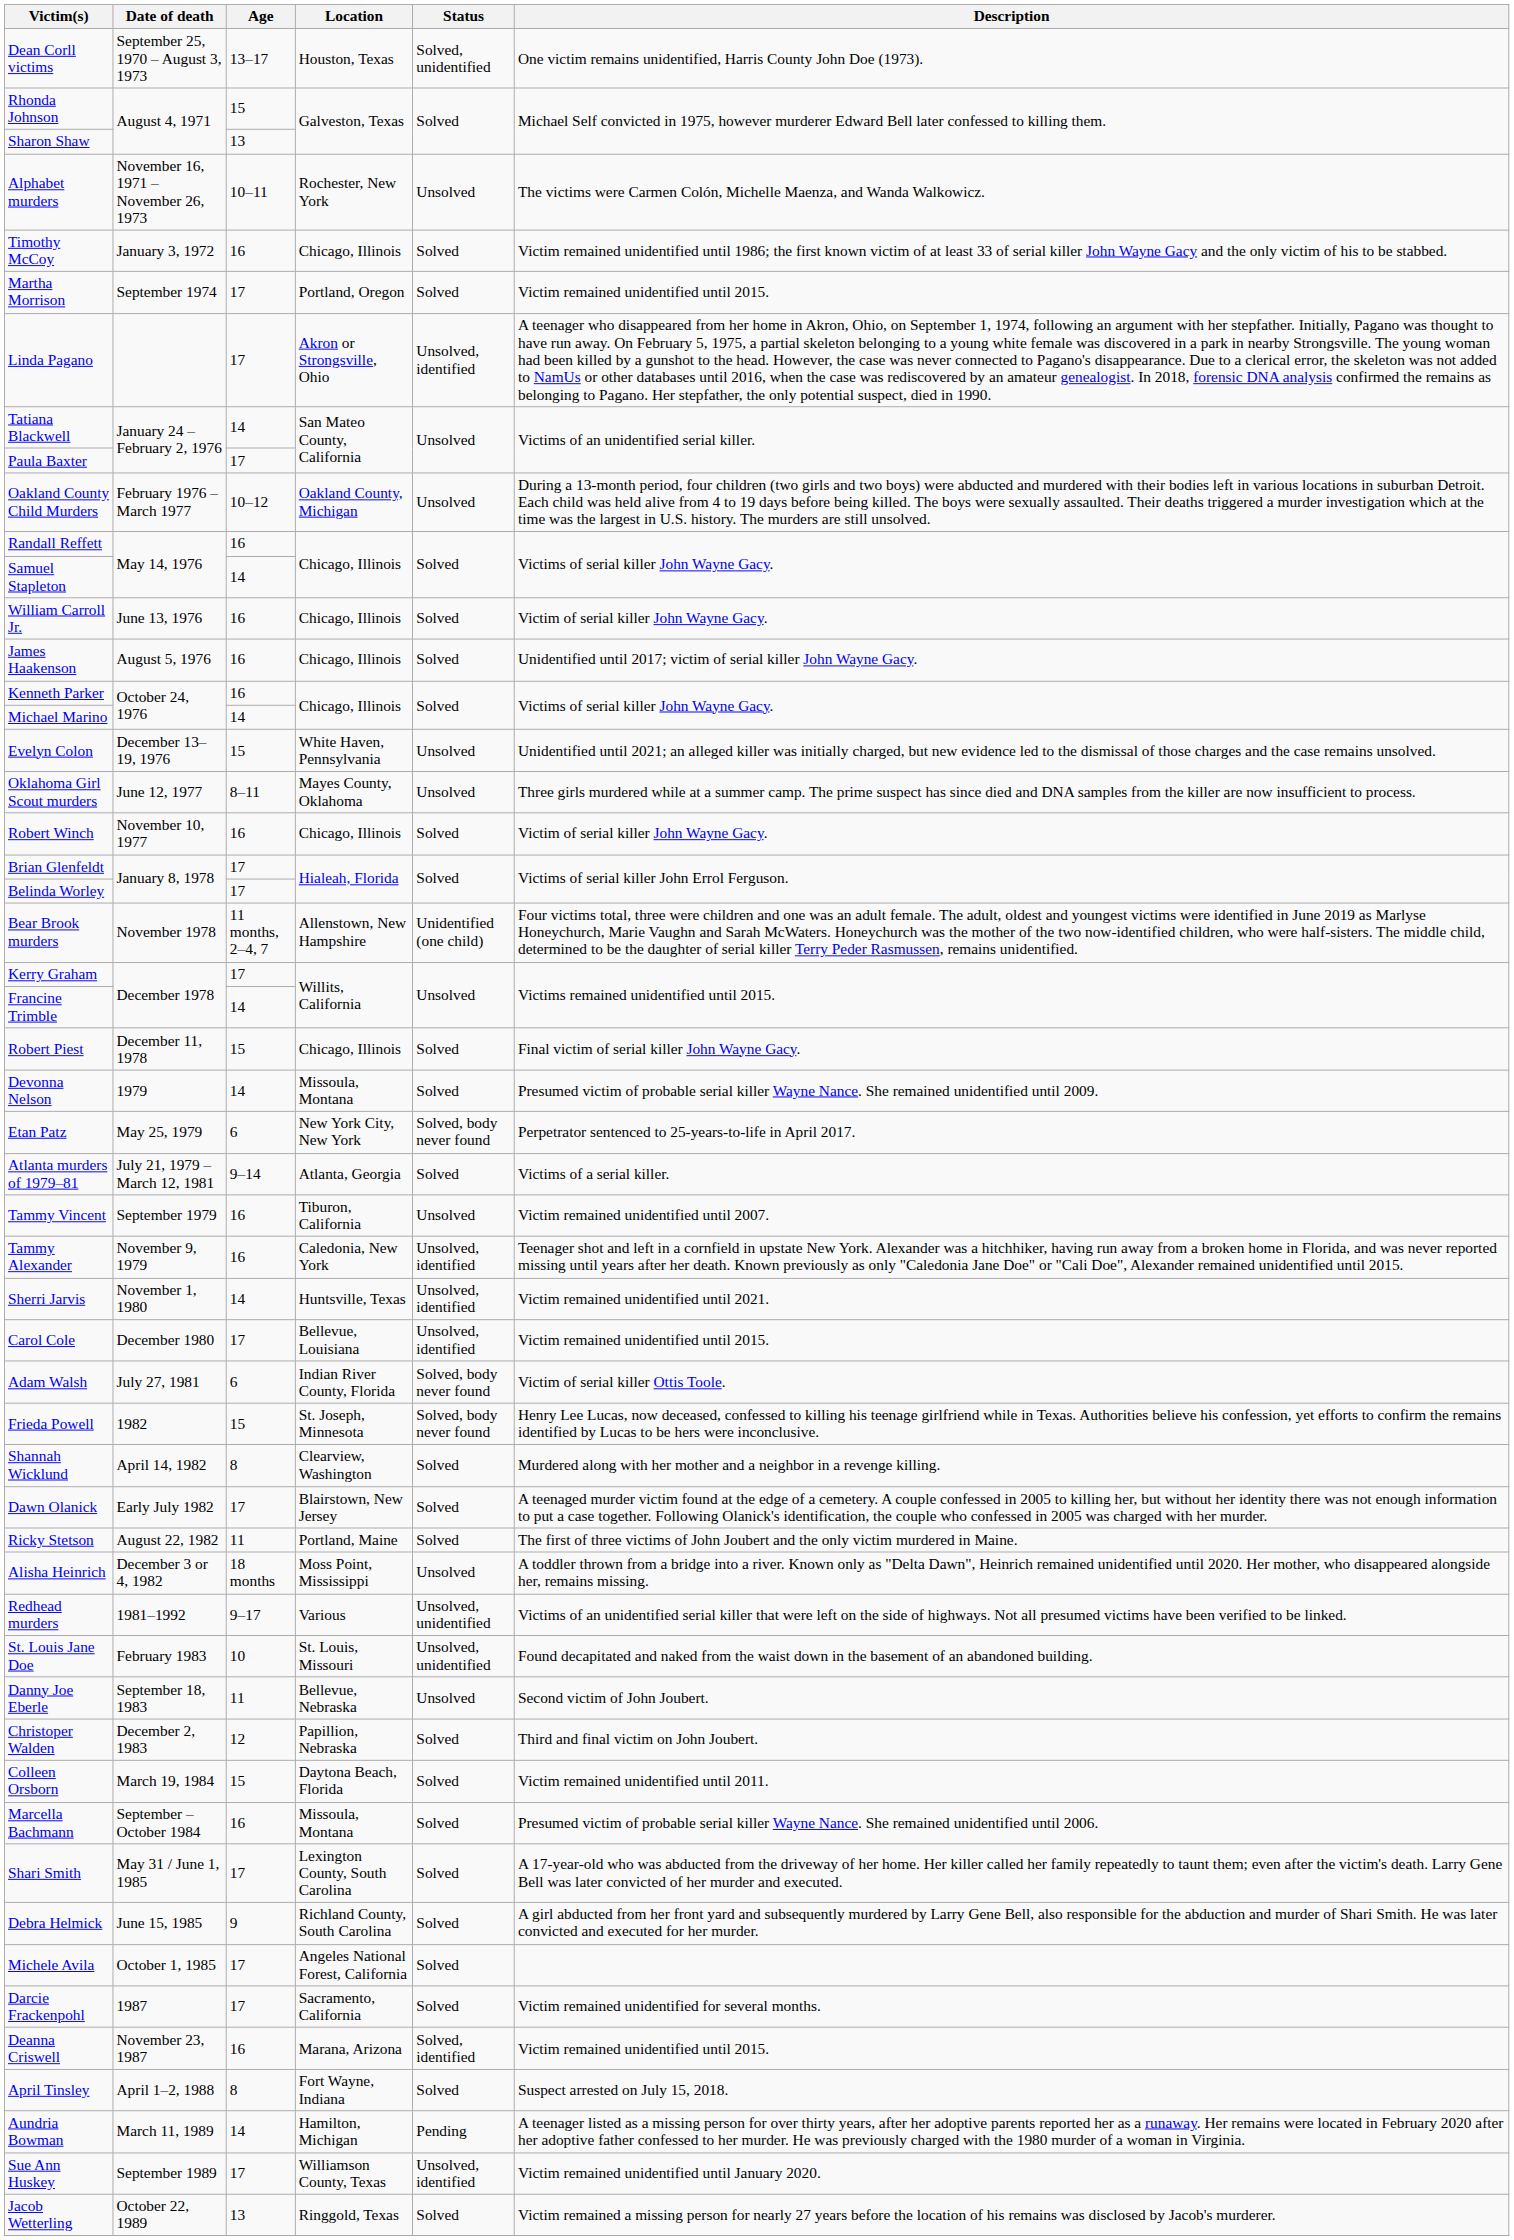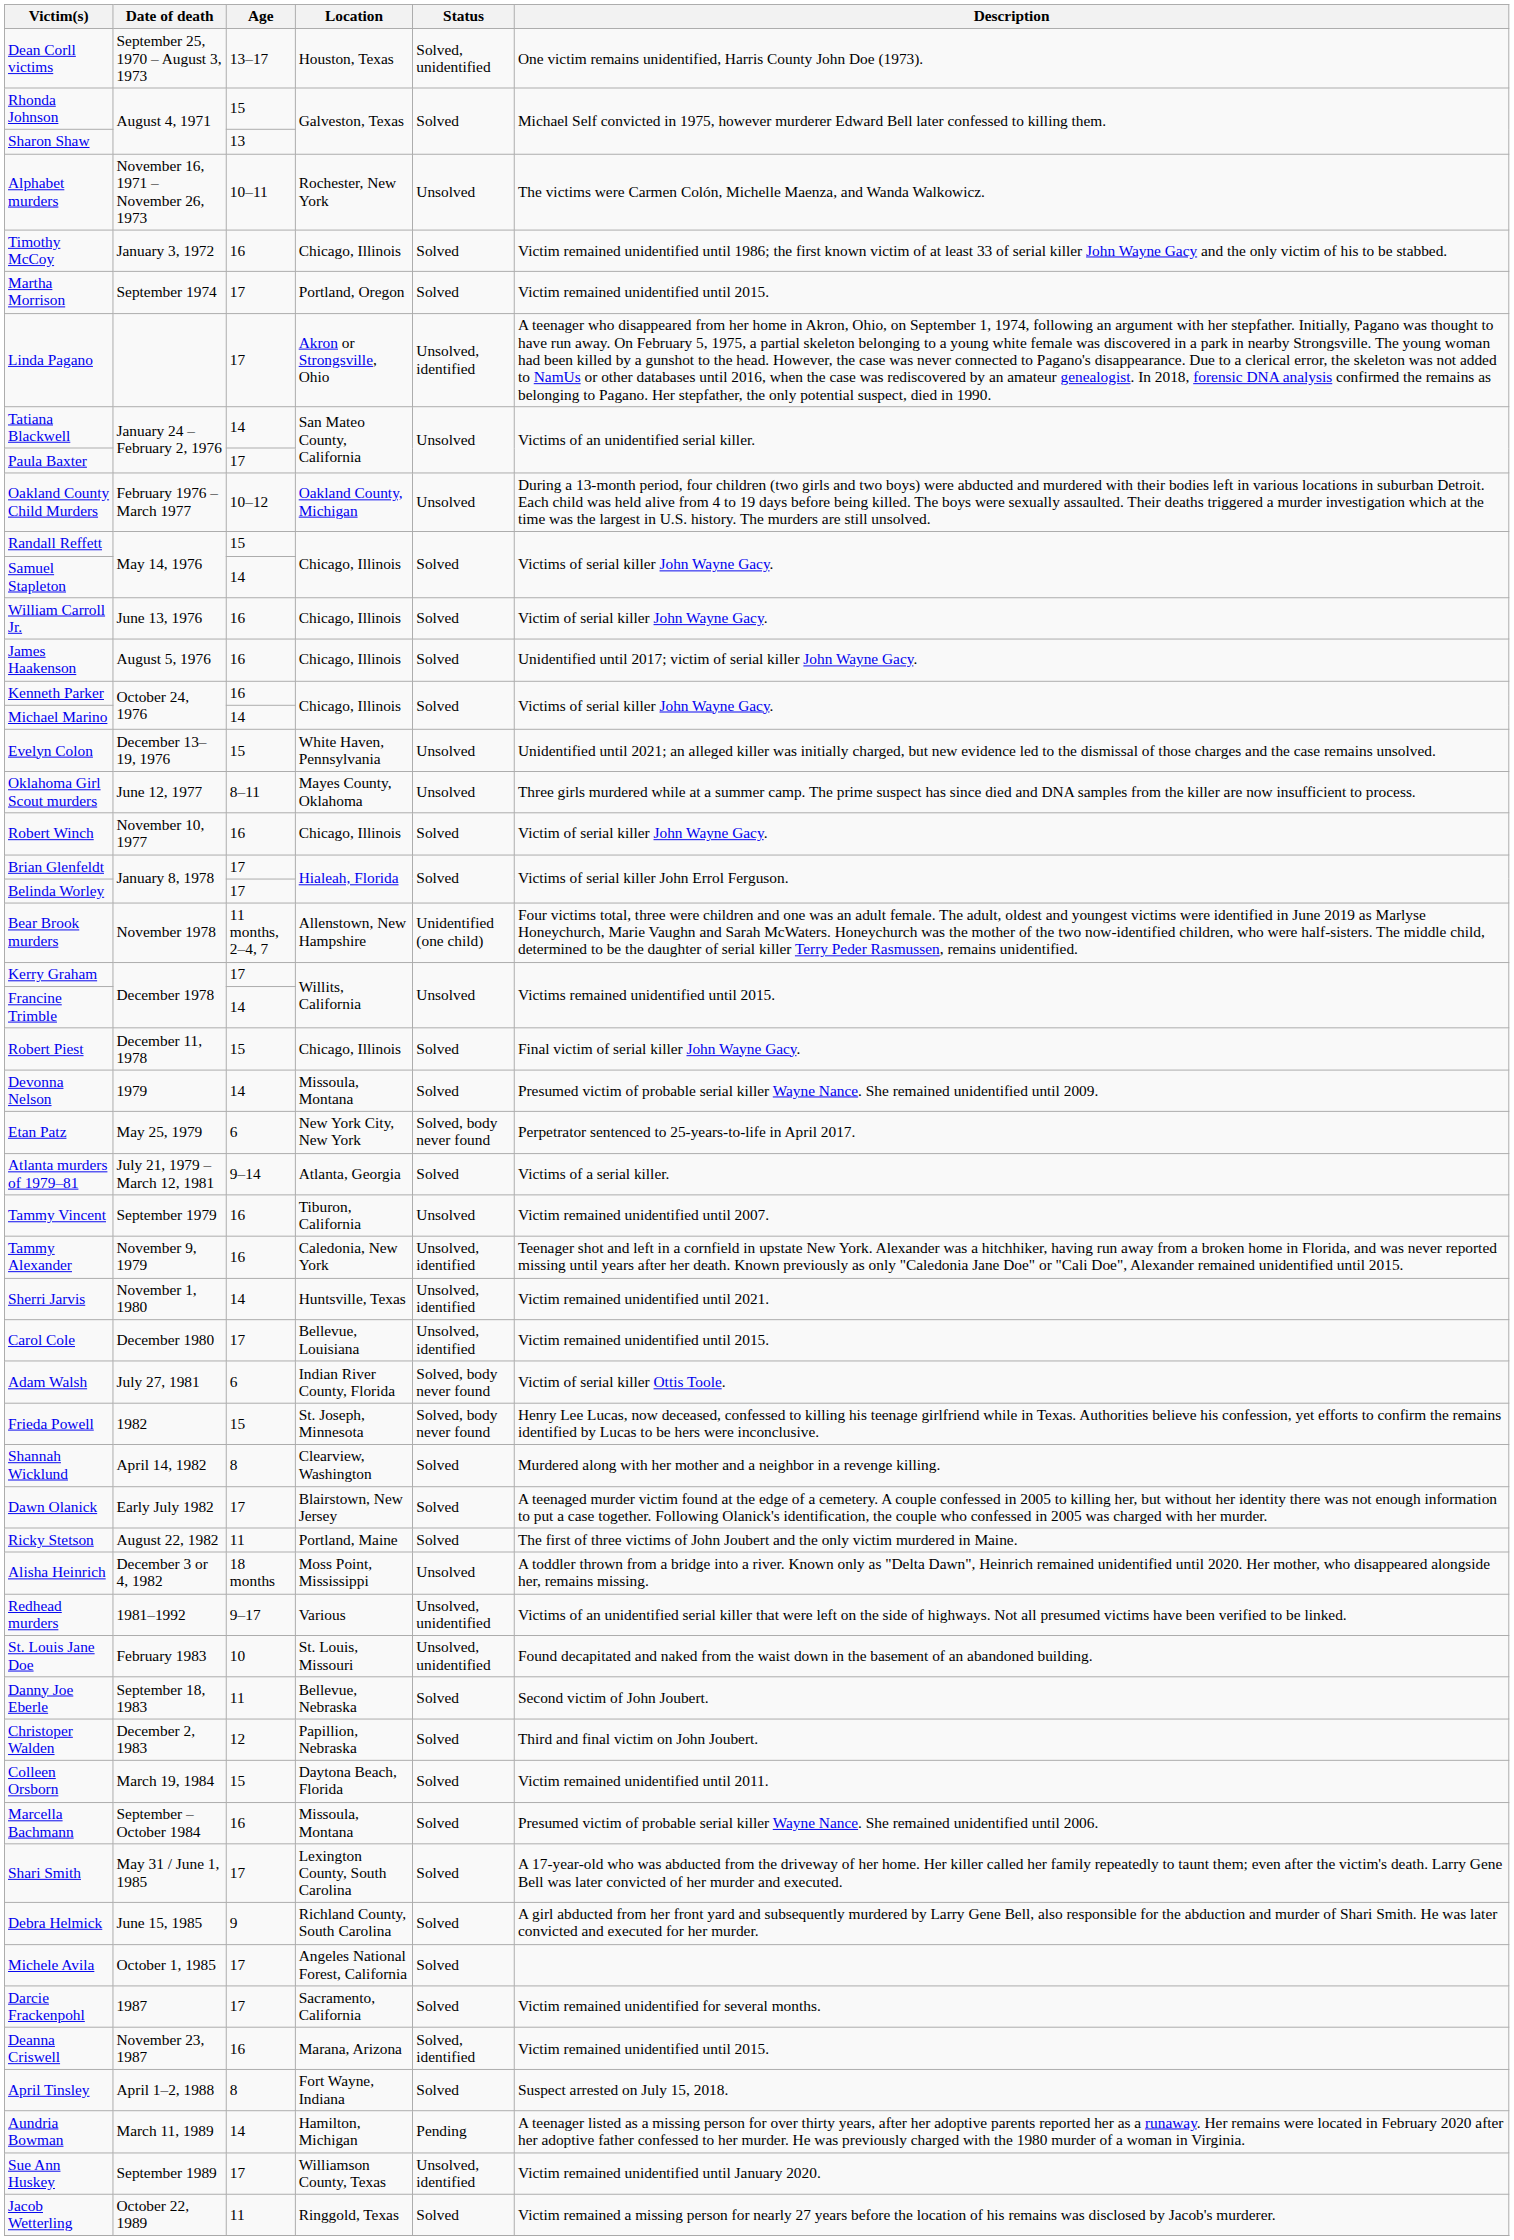(238, 543) 16 -> (238, 543) 15
(446, 1697) Unsolved -> (438, 1697) Solved
(238, 2214) 13 -> (237, 2214) 11
